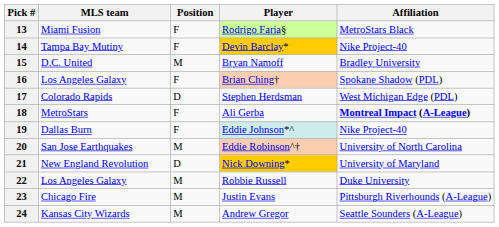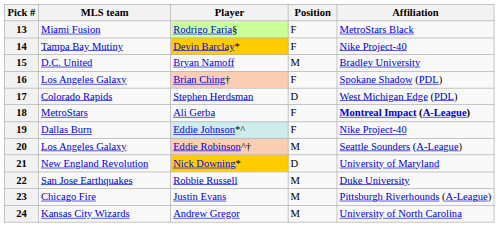columns swapped: (278, 12) <-> (195, 12)
(87, 146) San Jose Earthquakes -> (84, 146) Los Angeles Galaxy
(401, 146) University of North Carolina -> (401, 146) Seattle Sounders (A-League)
(84, 180) Los Angeles Galaxy -> (87, 180) San Jose Earthquakes
(401, 213) Seattle Sounders (A-League) -> (401, 213) University of North Carolina
